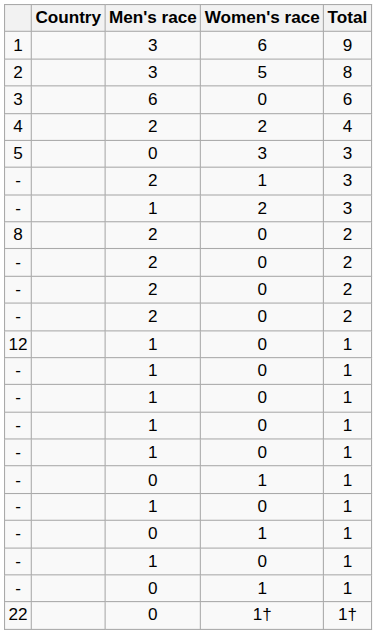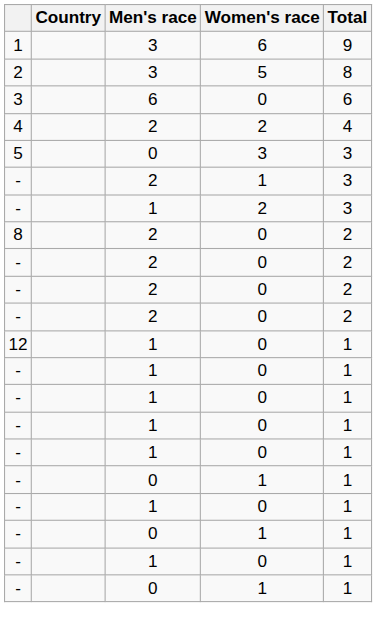- row: (18, 615)
